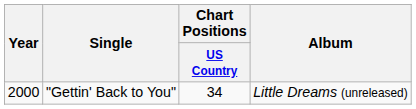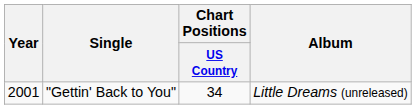(24, 92) 2000 -> (24, 92) 2001
